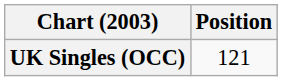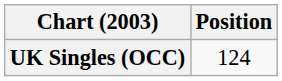(234, 57) 121 -> (234, 57) 124
